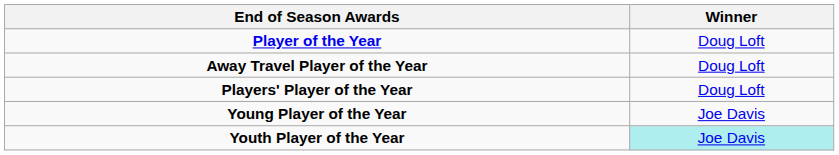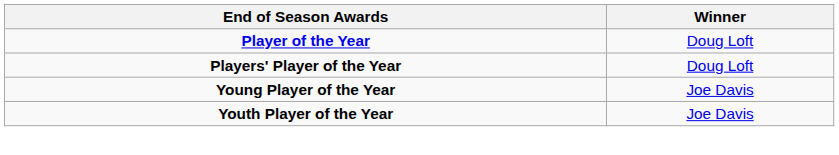- row: (317, 65)
(731, 138) paleturquoise background -> (720, 114) no background
